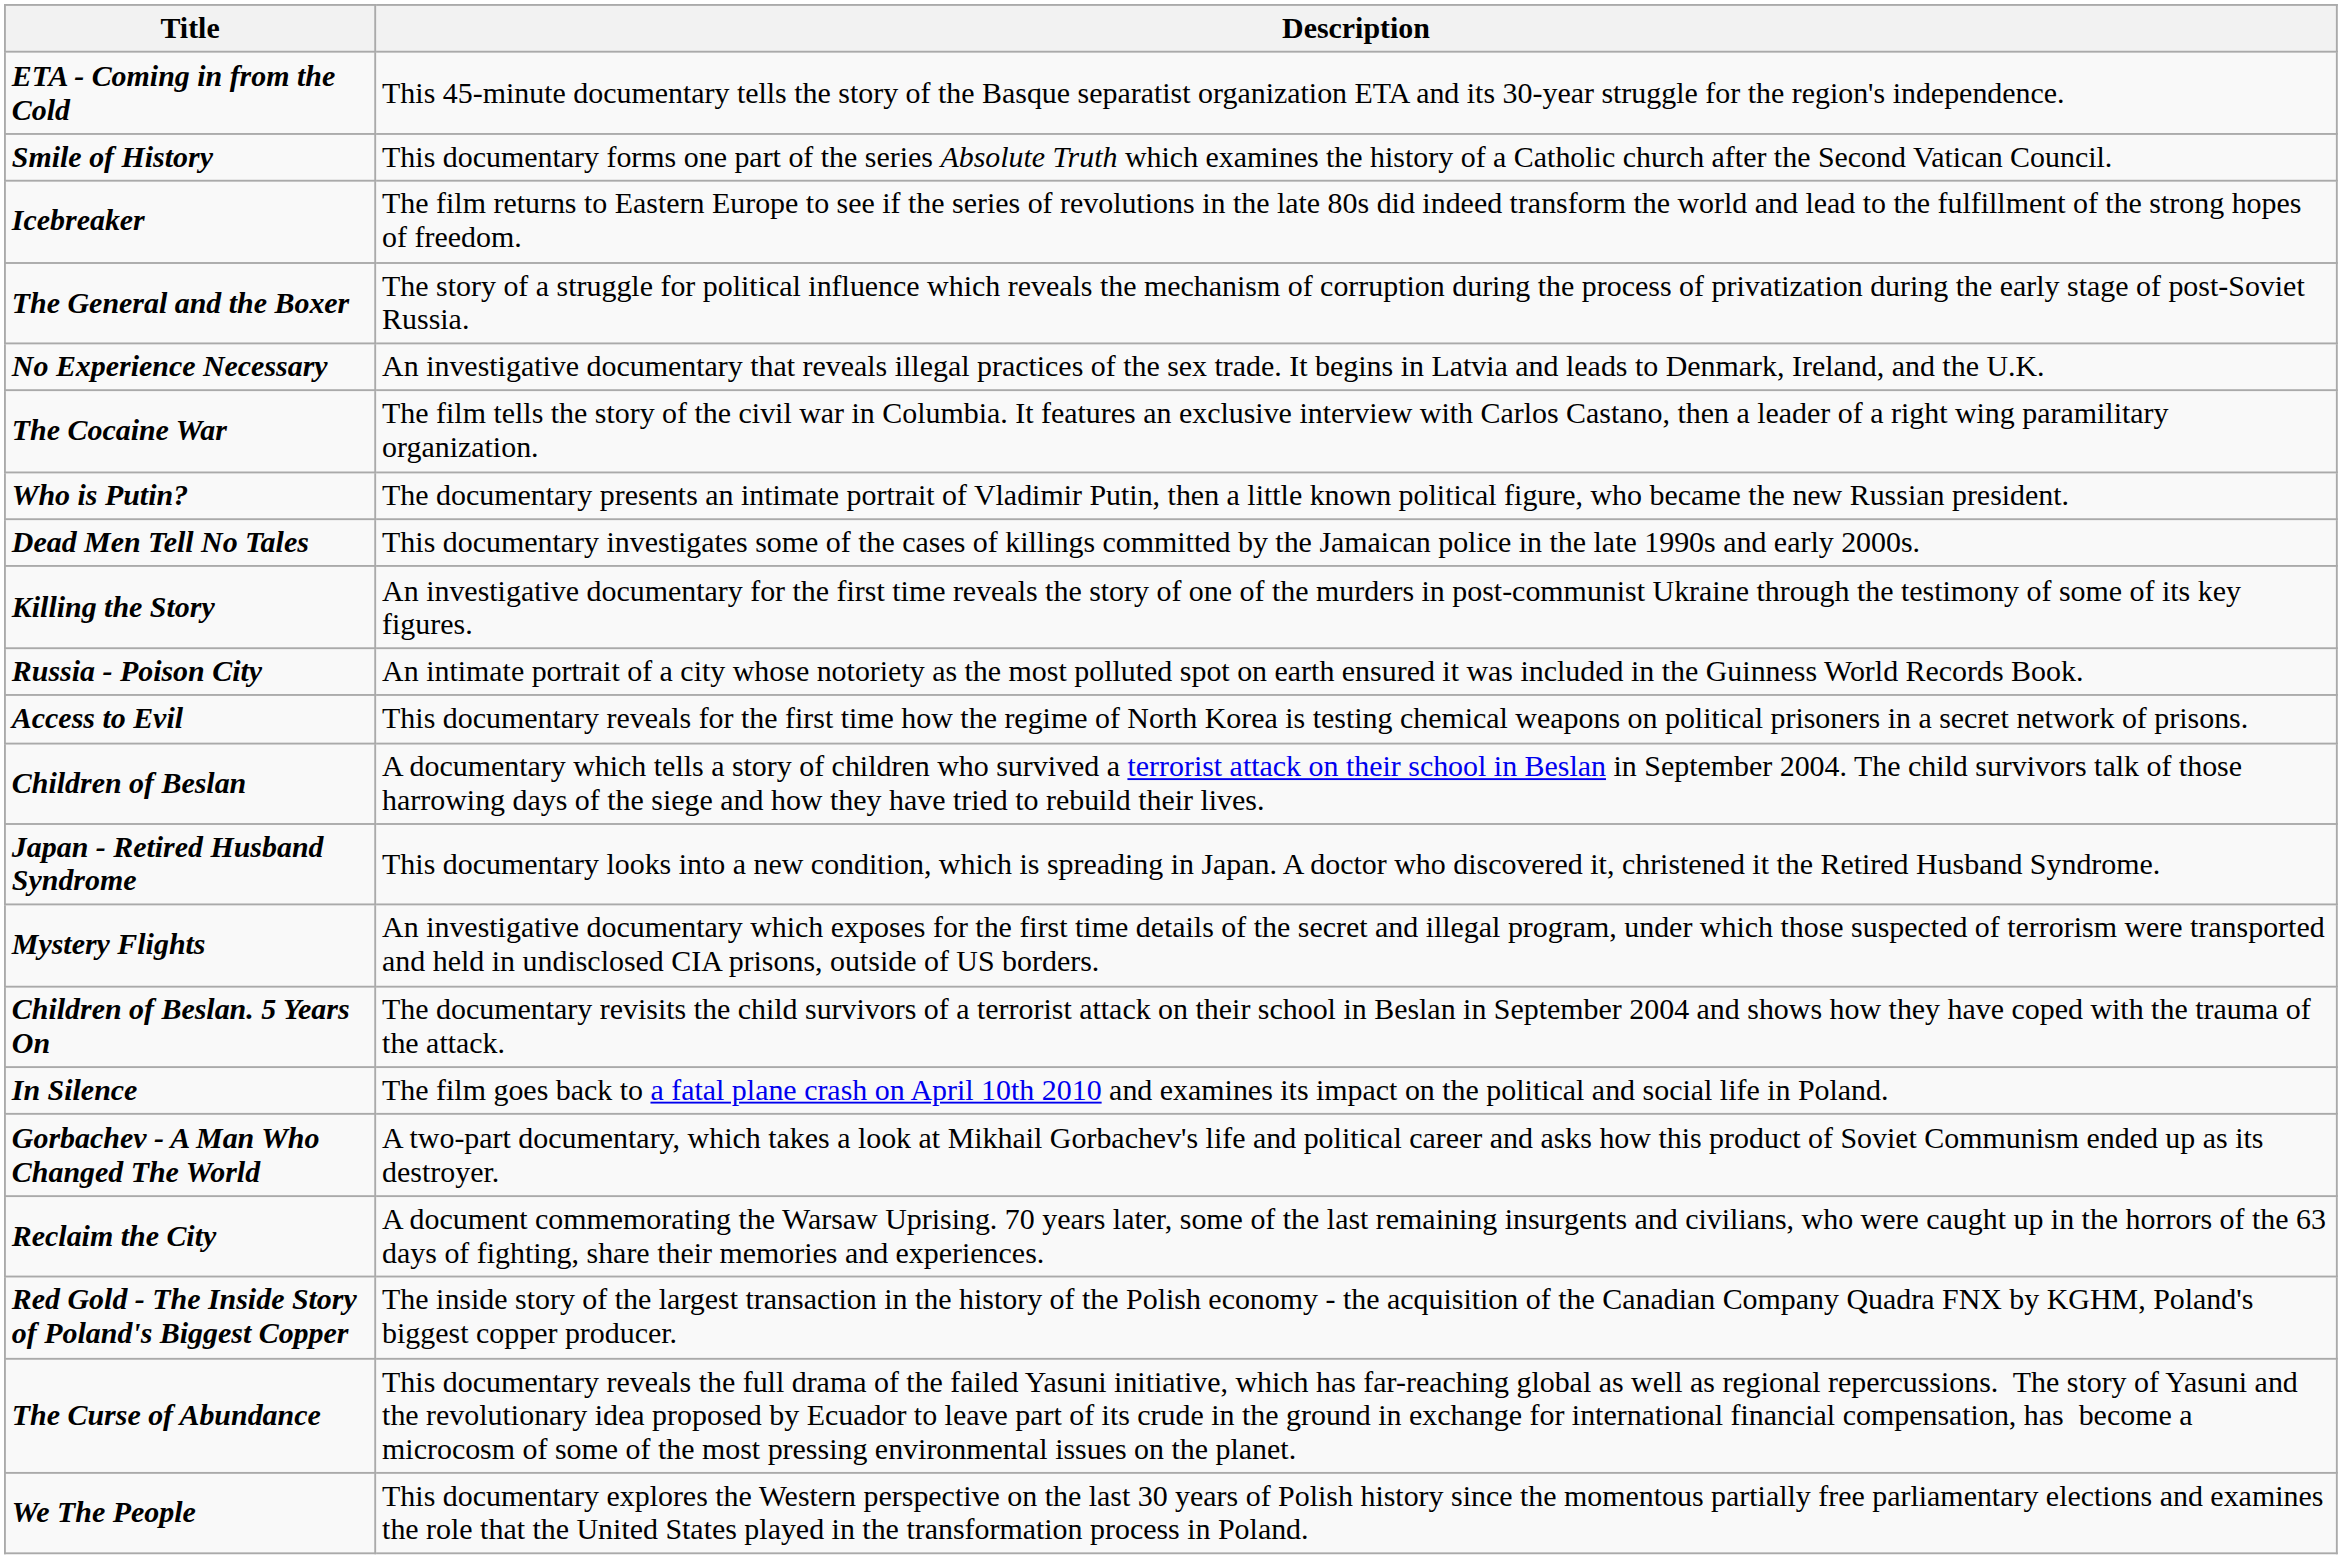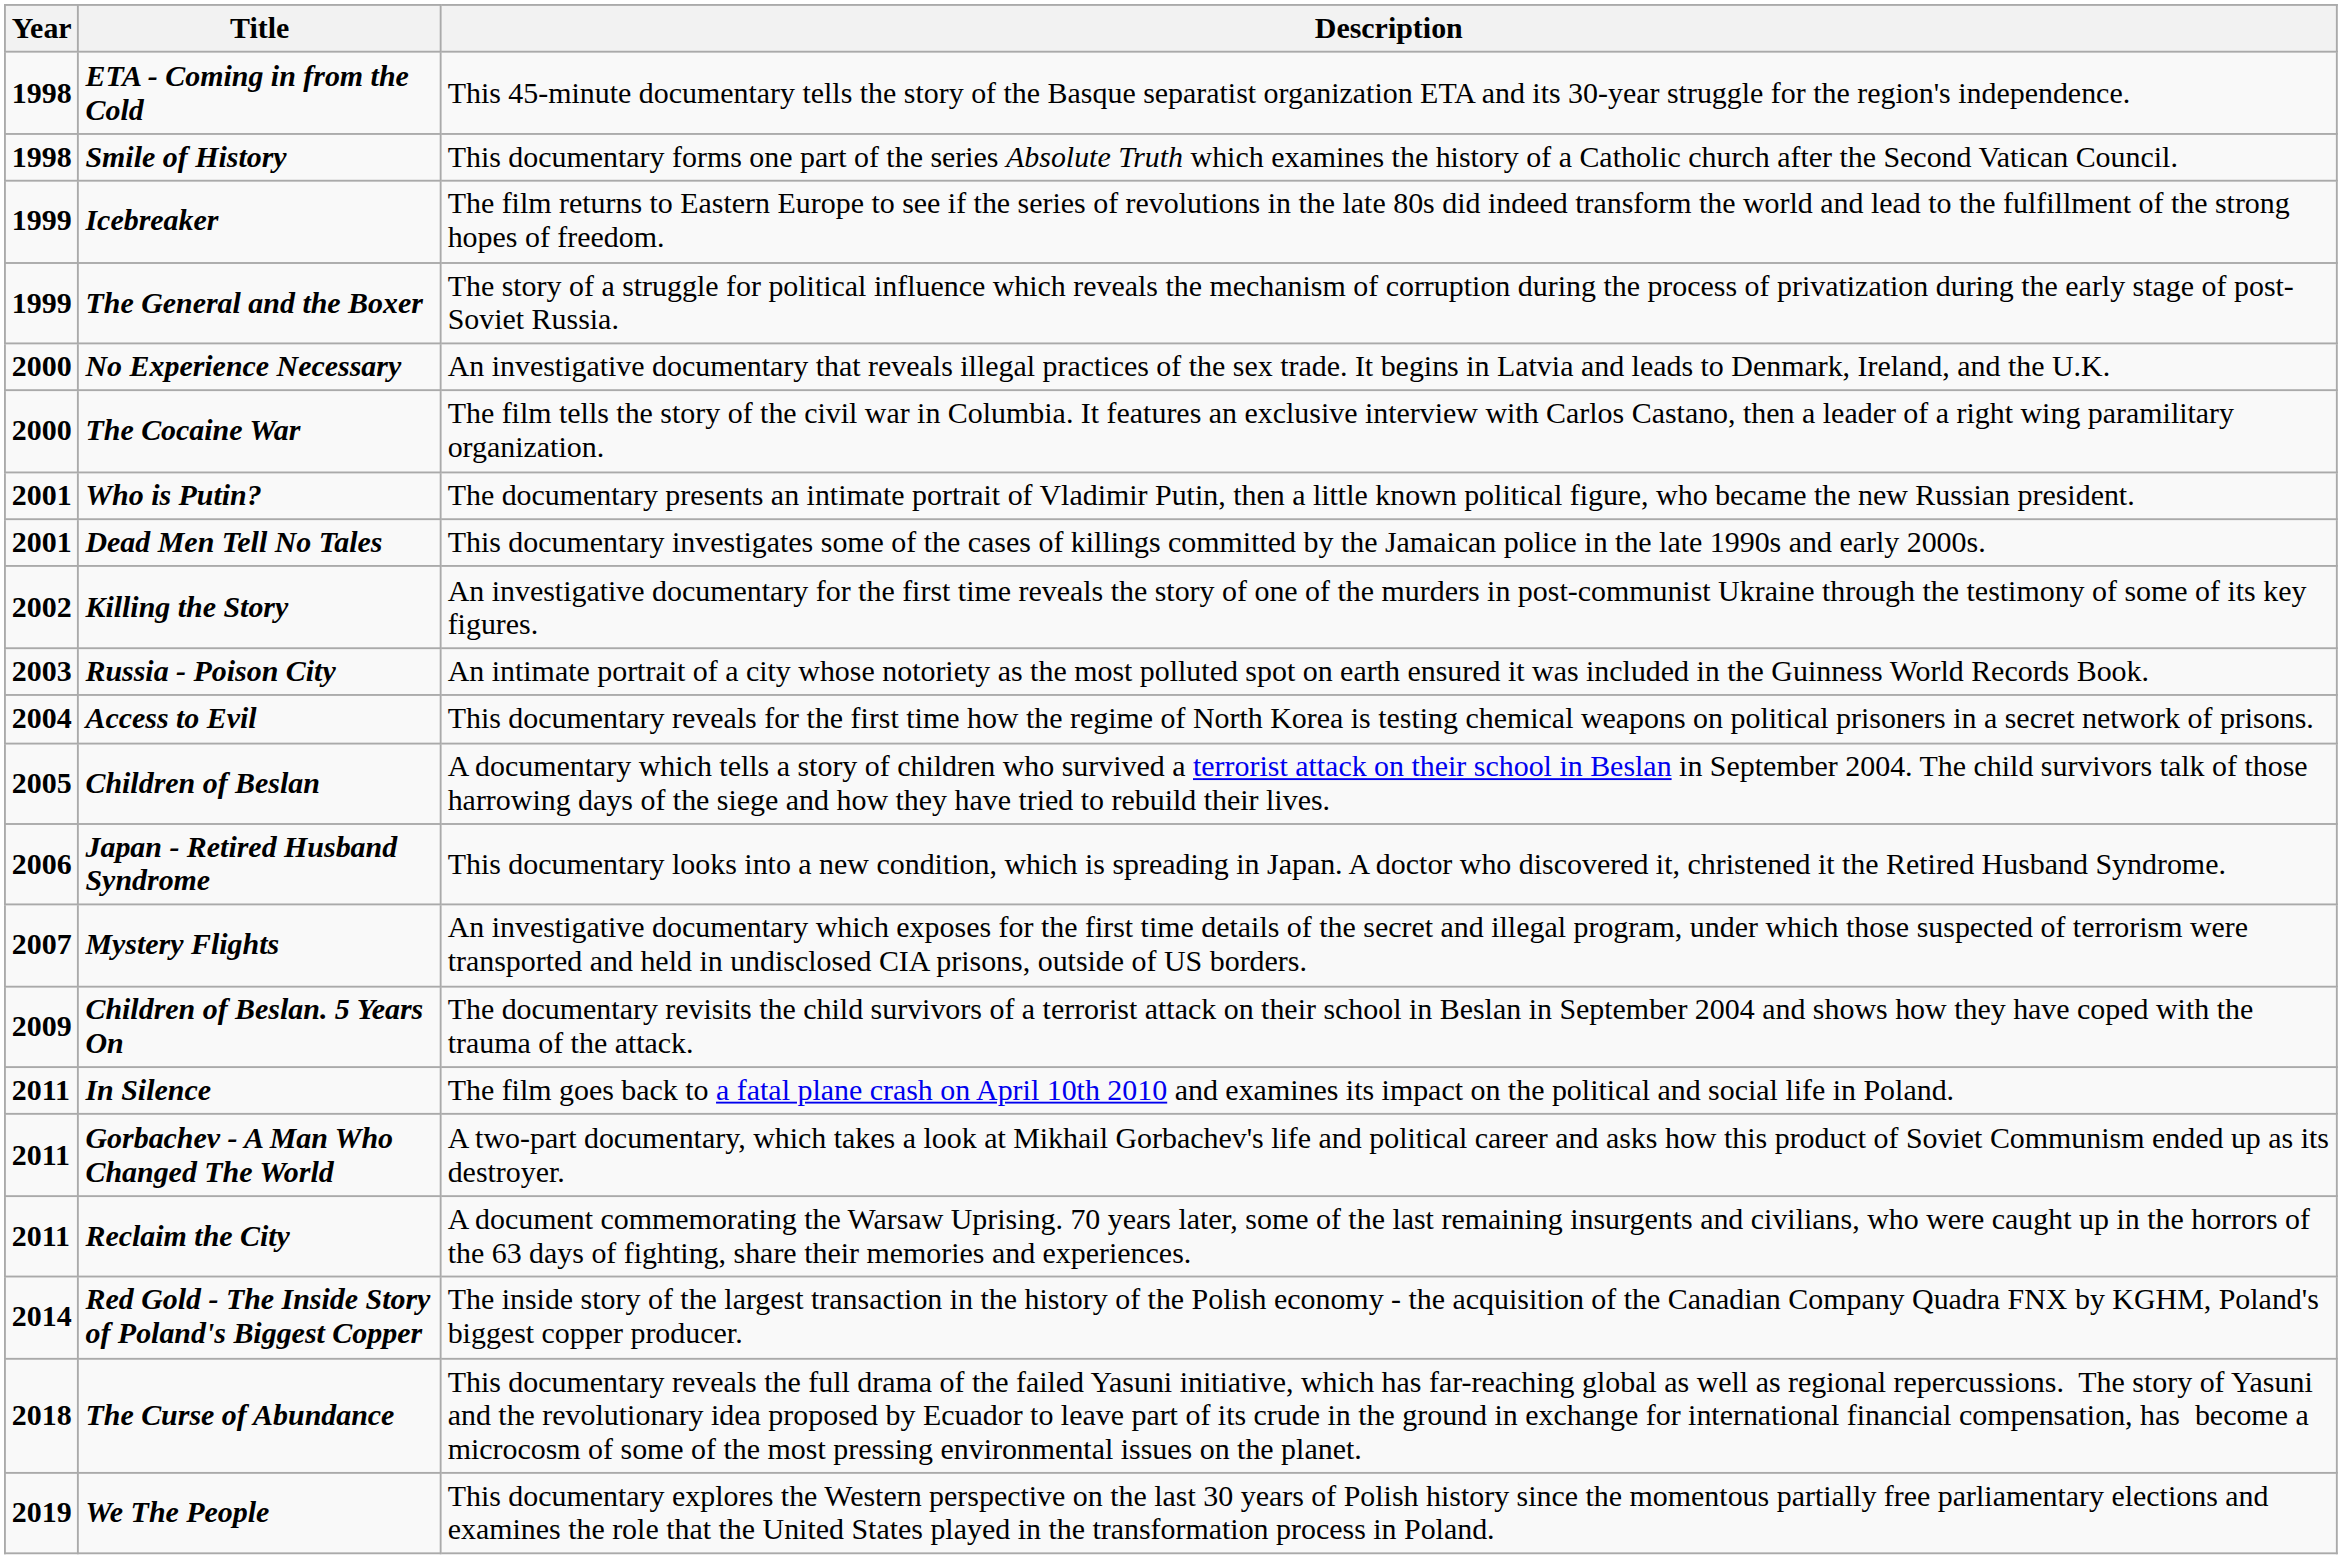+ column: (42, 28)
